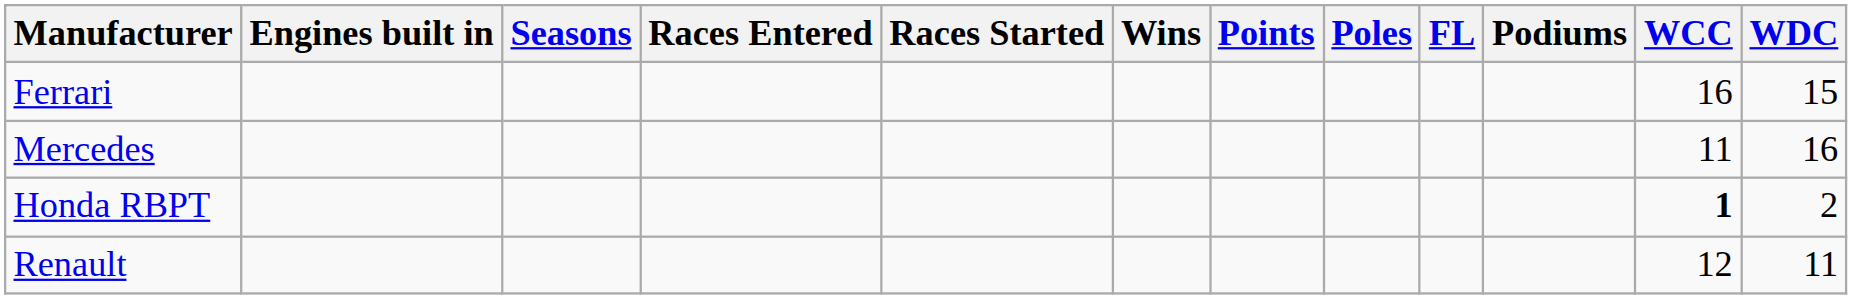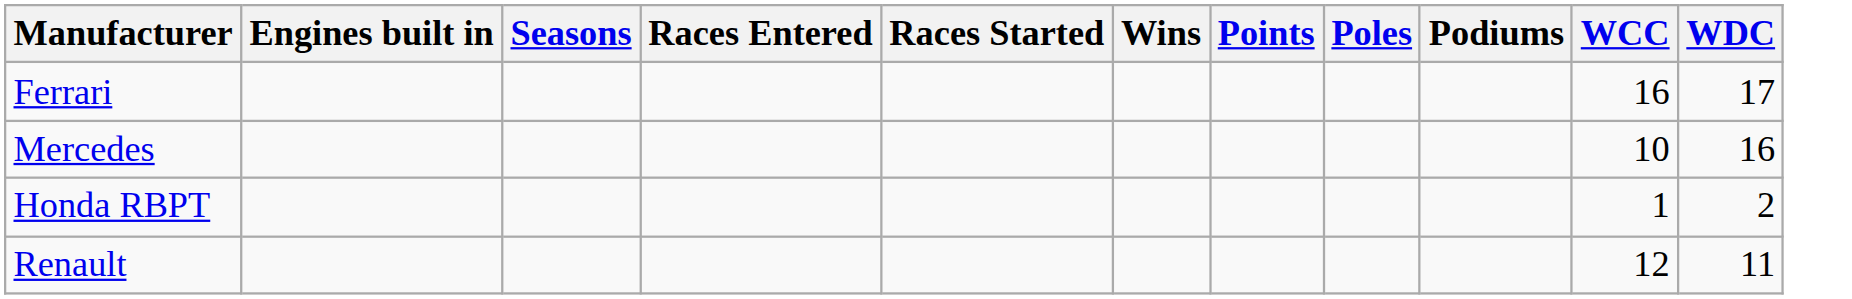- column: (1452, 33)
(1820, 90) 15 -> (1757, 90) 17
(1715, 148) 11 -> (1651, 148) 10
(1724, 206) bold -> (1660, 206) normal
